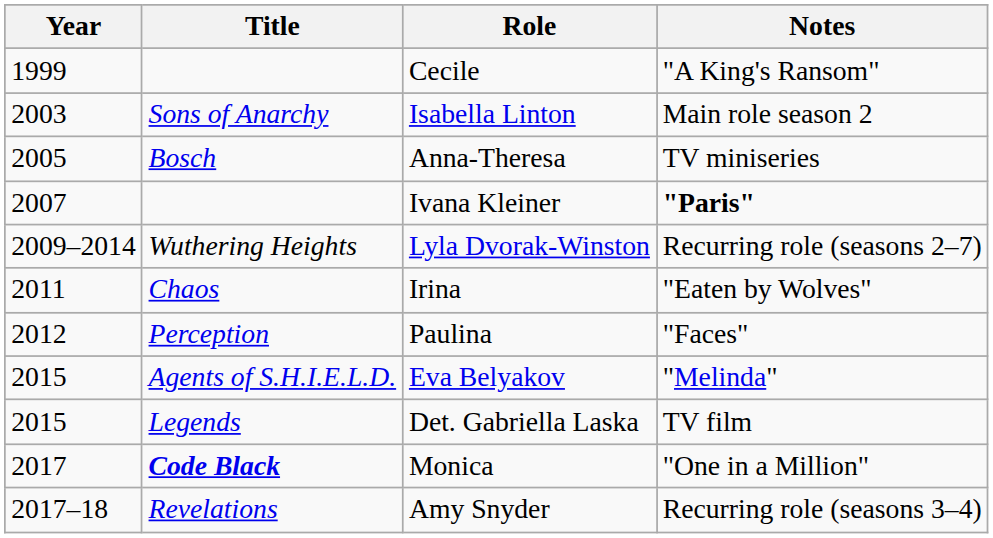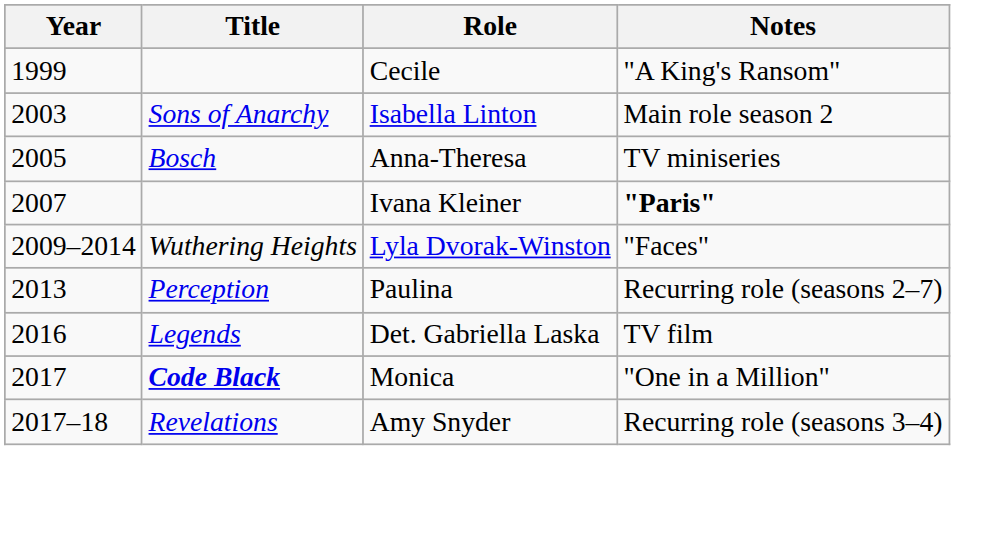(822, 245) Recurring role (seasons 2–7) -> (666, 245) "Faces"
- row: (435, 289)
(39, 333) 2012 -> (39, 289) 2013
(706, 333) "Faces" -> (783, 289) Recurring role (seasons 2–7)
- row: (487, 377)
(39, 421) 2015 -> (39, 333) 2016
